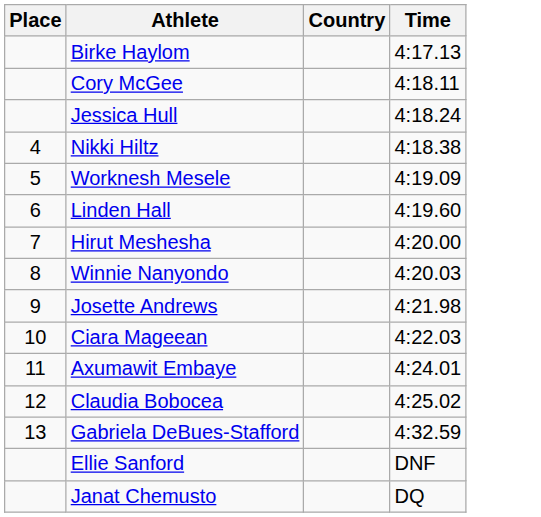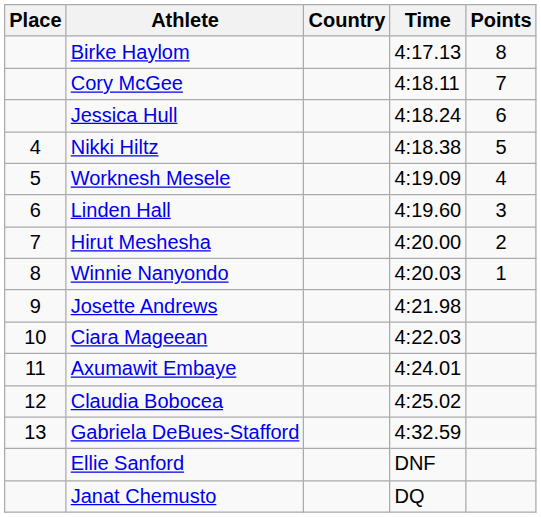+ column: (501, 20)
